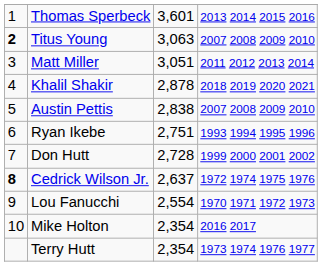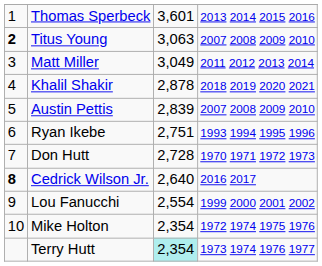(176, 62) 3,051 -> (176, 62) 3,049
(176, 109) 2,838 -> (176, 109) 2,839
(258, 156) 1999 2000 2001 2002 -> (258, 156) 1970 1971 1972 1973
(176, 179) 2,637 -> (176, 179) 2,640
(258, 180) 1972 1974 1975 1976 -> (228, 180) 2016 2017
(258, 203) 1970 1971 1972 1973 -> (258, 203) 1999 2000 2001 2002
(228, 226) 2016 2017 -> (258, 226) 1972 1974 1975 1976
(176, 249) no background -> (176, 249) paleturquoise background
